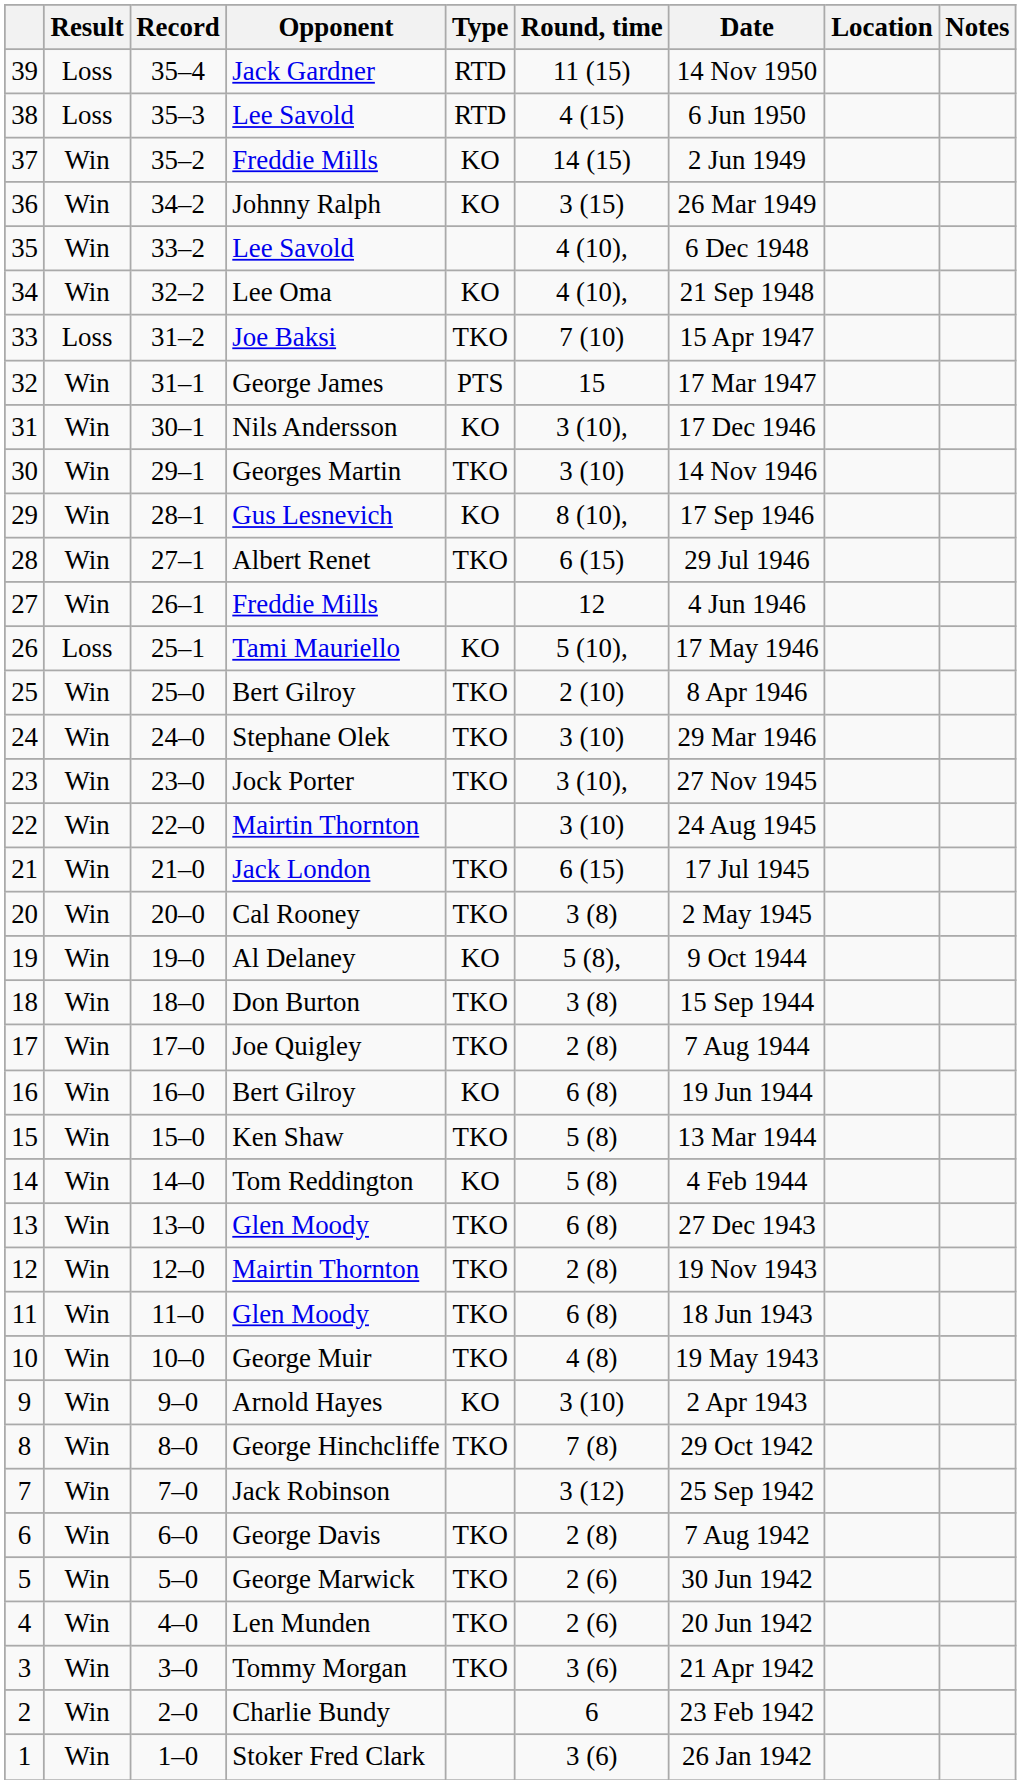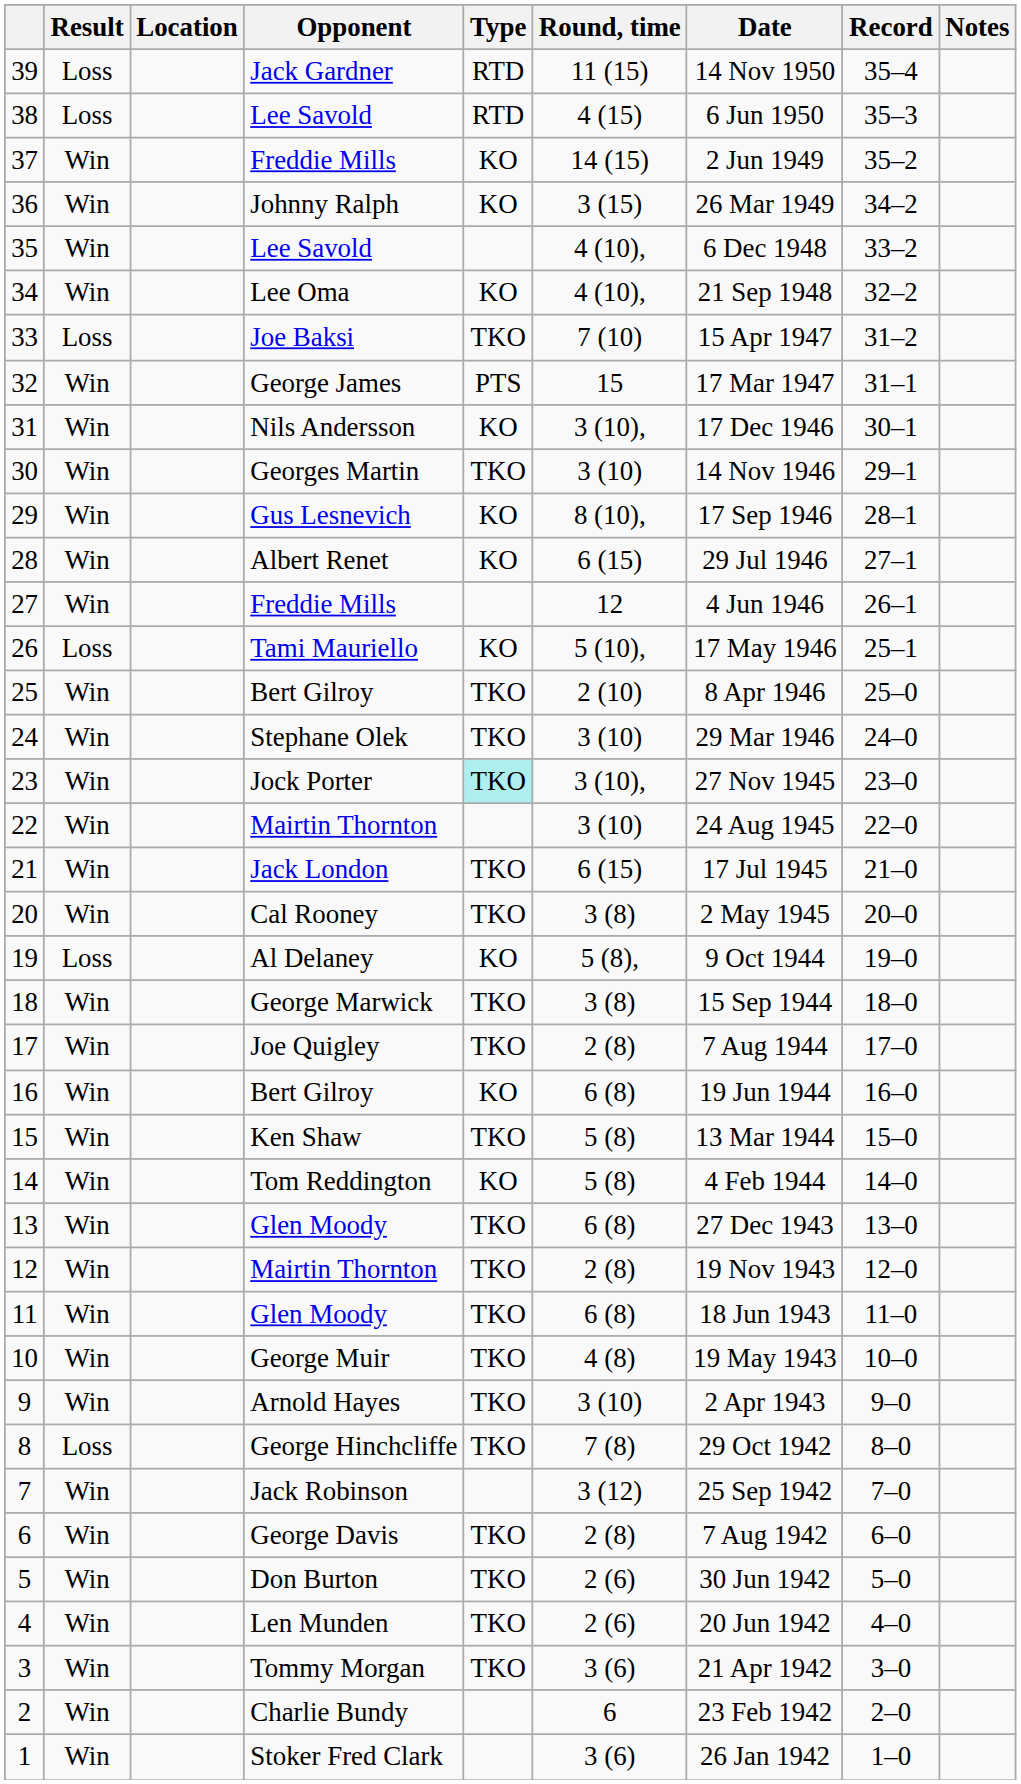columns swapped: (178, 26) <-> (882, 26)
(480, 559) TKO -> (498, 559) KO
(480, 780) no background -> (498, 780) paleturquoise background
(87, 958) Win -> (87, 958) Loss
(296, 1002) Don Burton -> (341, 1002) George Marwick
(480, 1402) KO -> (498, 1402) TKO
(87, 1446) Win -> (87, 1446) Loss
(323, 1579) George Marwick -> (314, 1579) Don Burton
